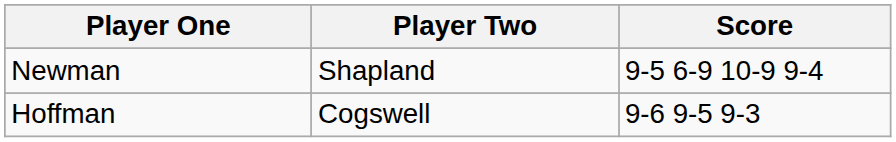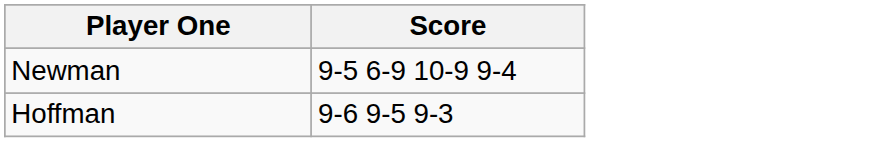- column: (465, 26)
